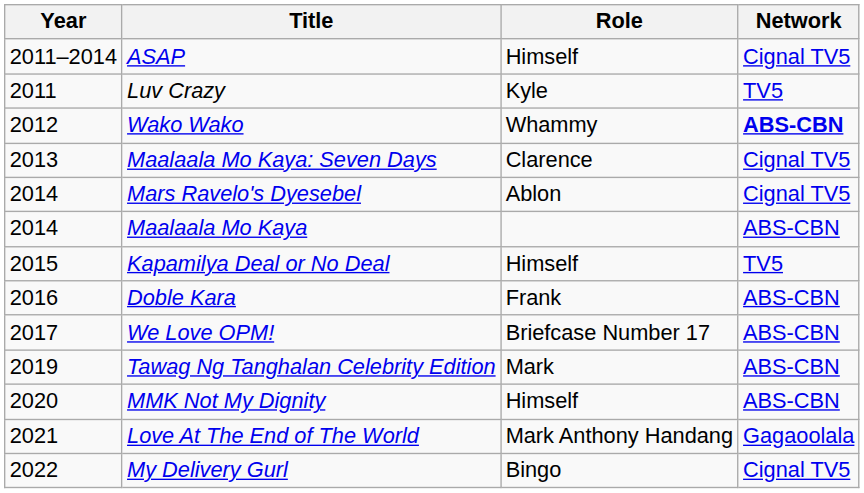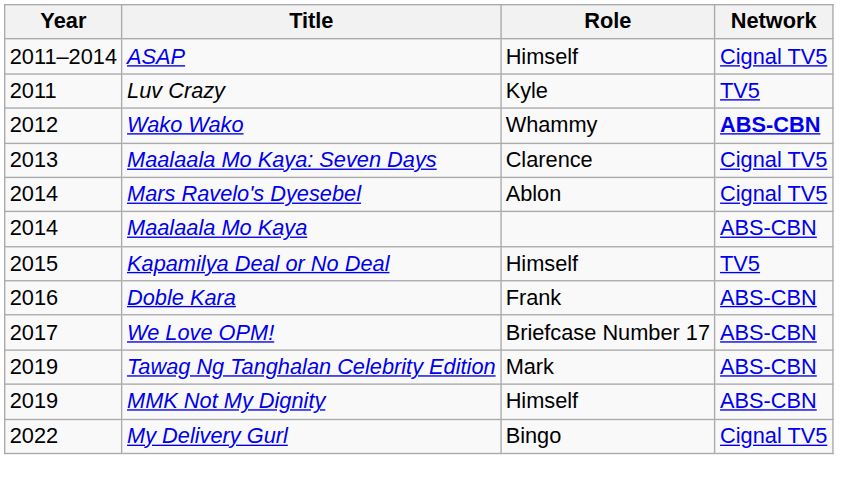(34, 401) 2020 -> (34, 401) 2019
- row: (273, 435)
